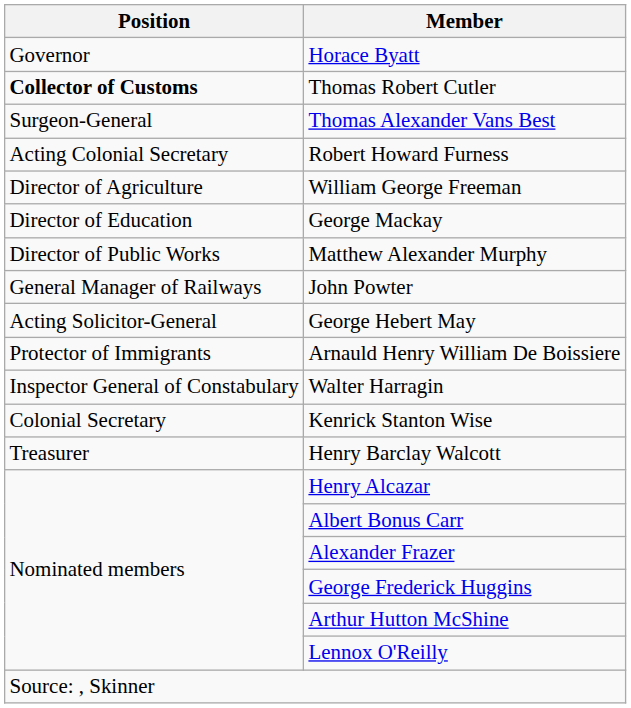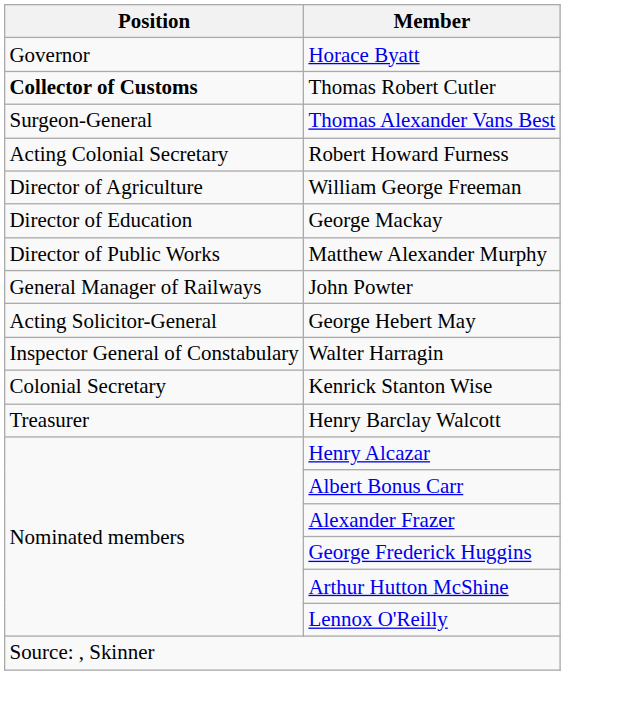- row: (464, 353)
